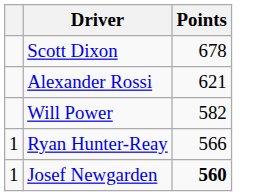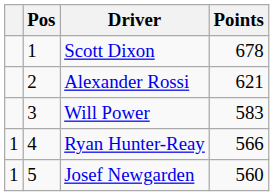+ column: (41, 20)
(213, 113) 582 -> (250, 113) 583
(213, 175) bold -> (250, 175) normal
